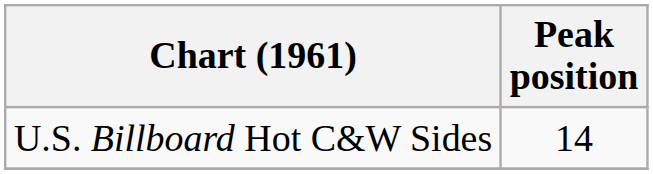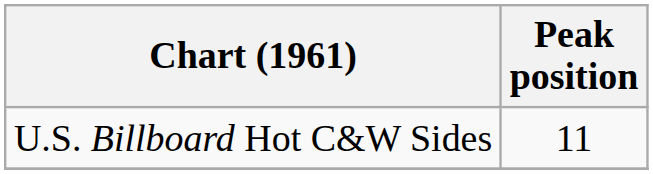(574, 137) 14 -> (574, 137) 11
